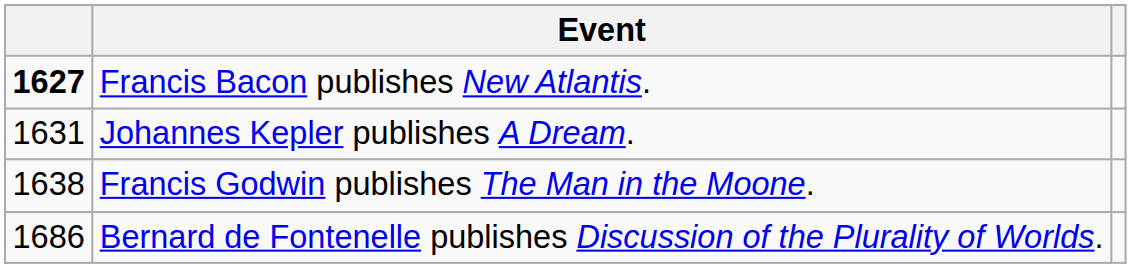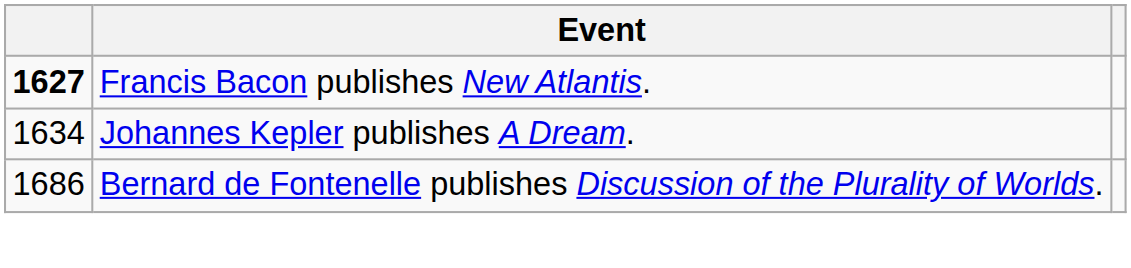(49, 133) 1631 -> (49, 133) 1634
- row: (457, 184)
